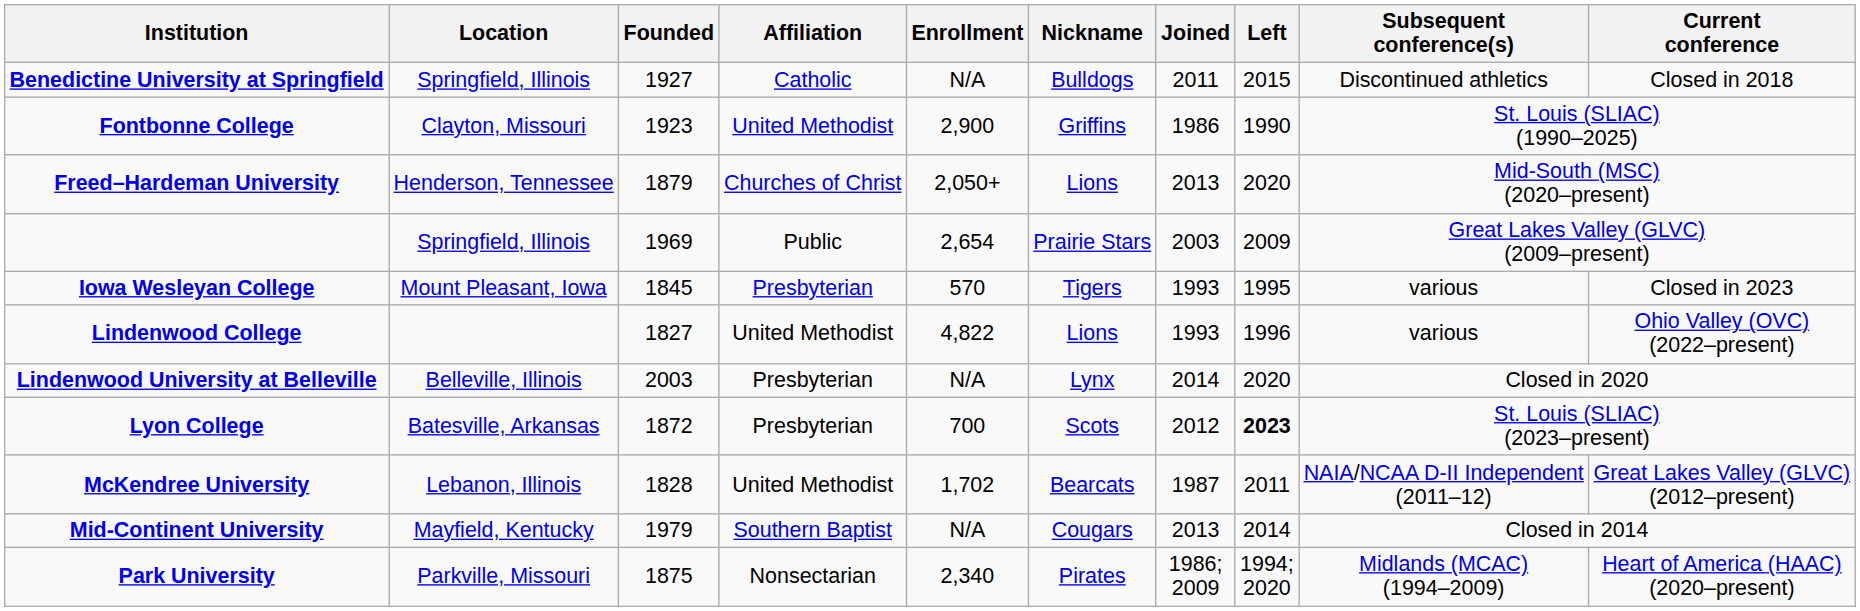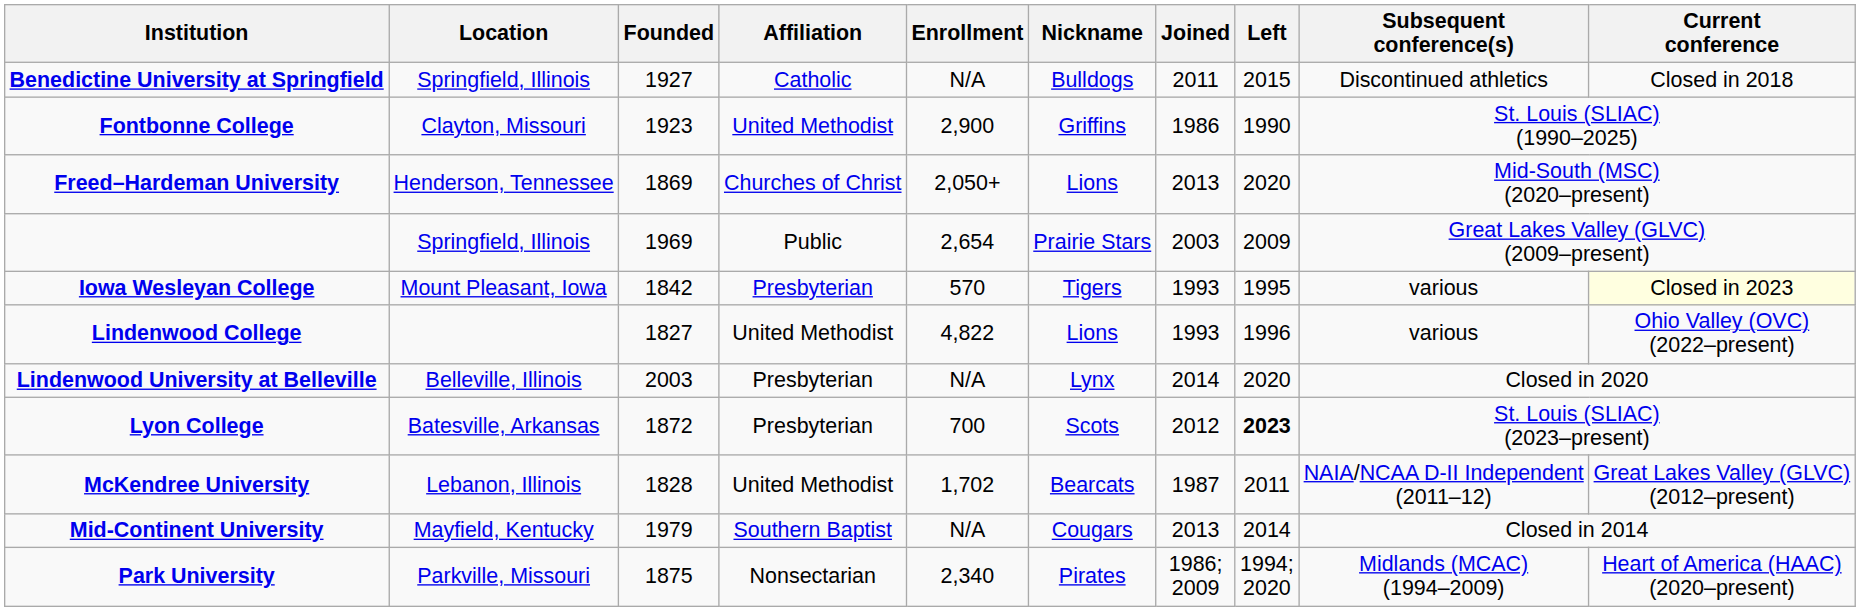(669, 183) 1879 -> (669, 183) 1869
(669, 287) 1845 -> (669, 287) 1842
(1722, 287) no background -> (1722, 287) lightyellow background
